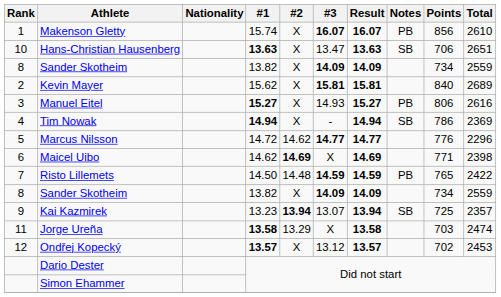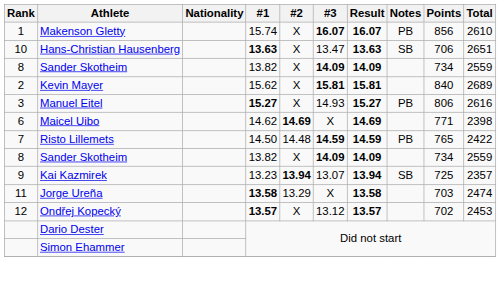- row: (21, 121)
- row: (21, 139)
